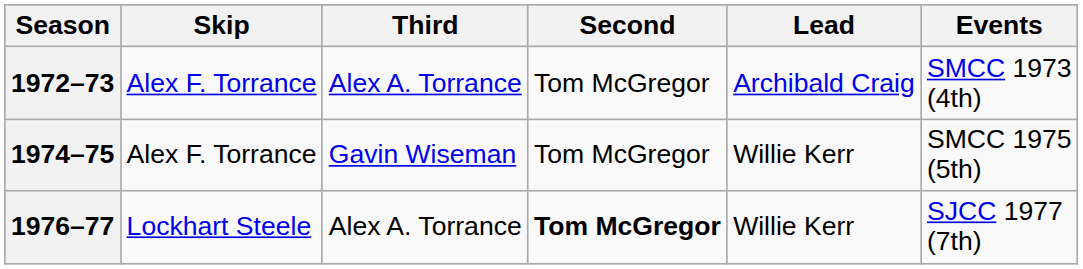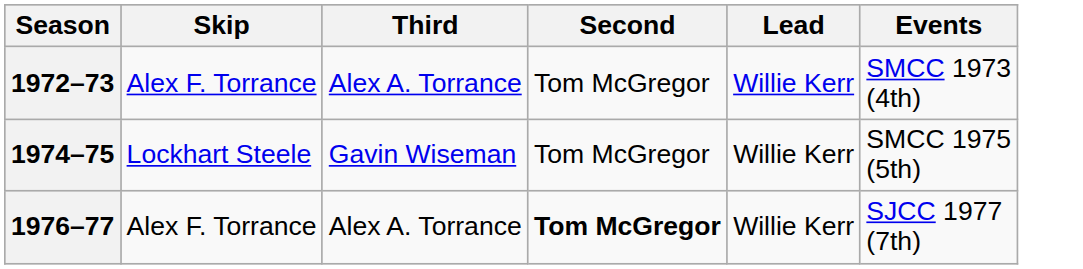(824, 82) Archibald Craig -> (794, 82) Willie Kerr
(222, 154) Alex F. Torrance -> (219, 154) Lockhart Steele
(219, 226) Lockhart Steele -> (222, 226) Alex F. Torrance
